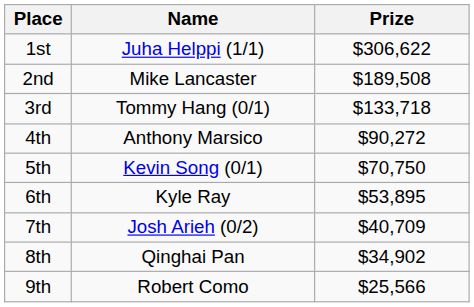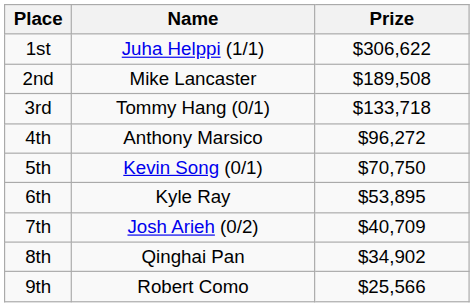(392, 138) $90,272 -> (392, 138) $96,272
